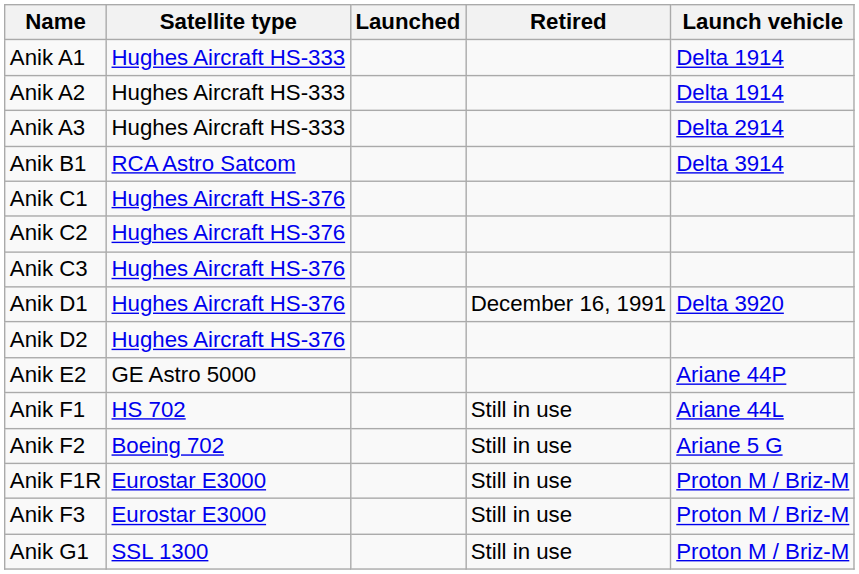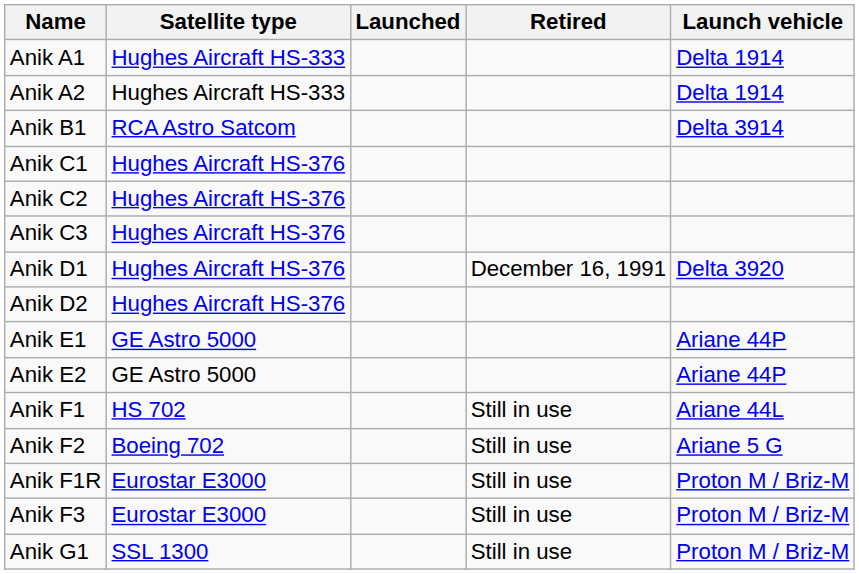- row: (48, 127)
+ row: (48, 339)
